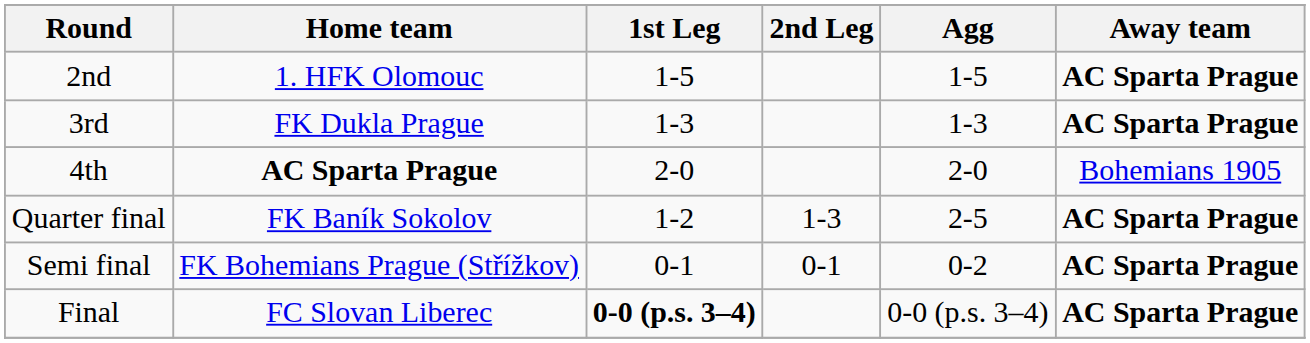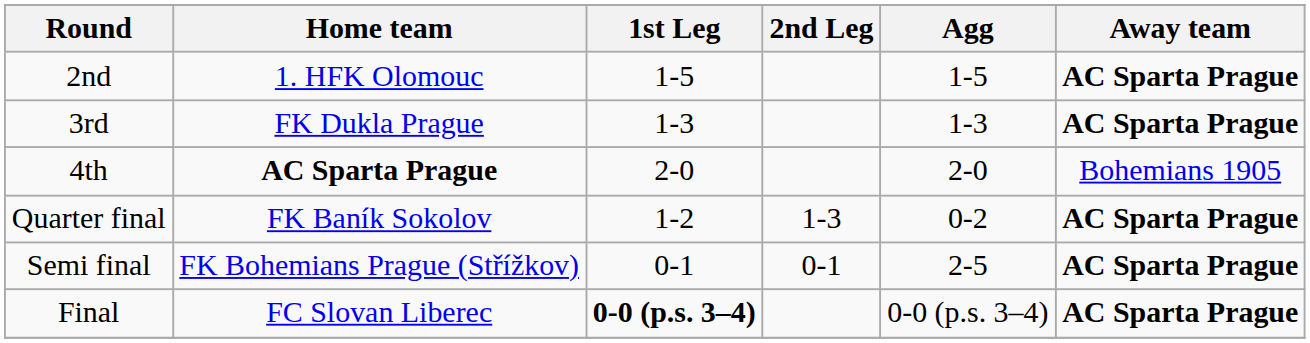(968, 218) 2-5 -> (968, 218) 0-2
(968, 265) 0-2 -> (968, 265) 2-5
